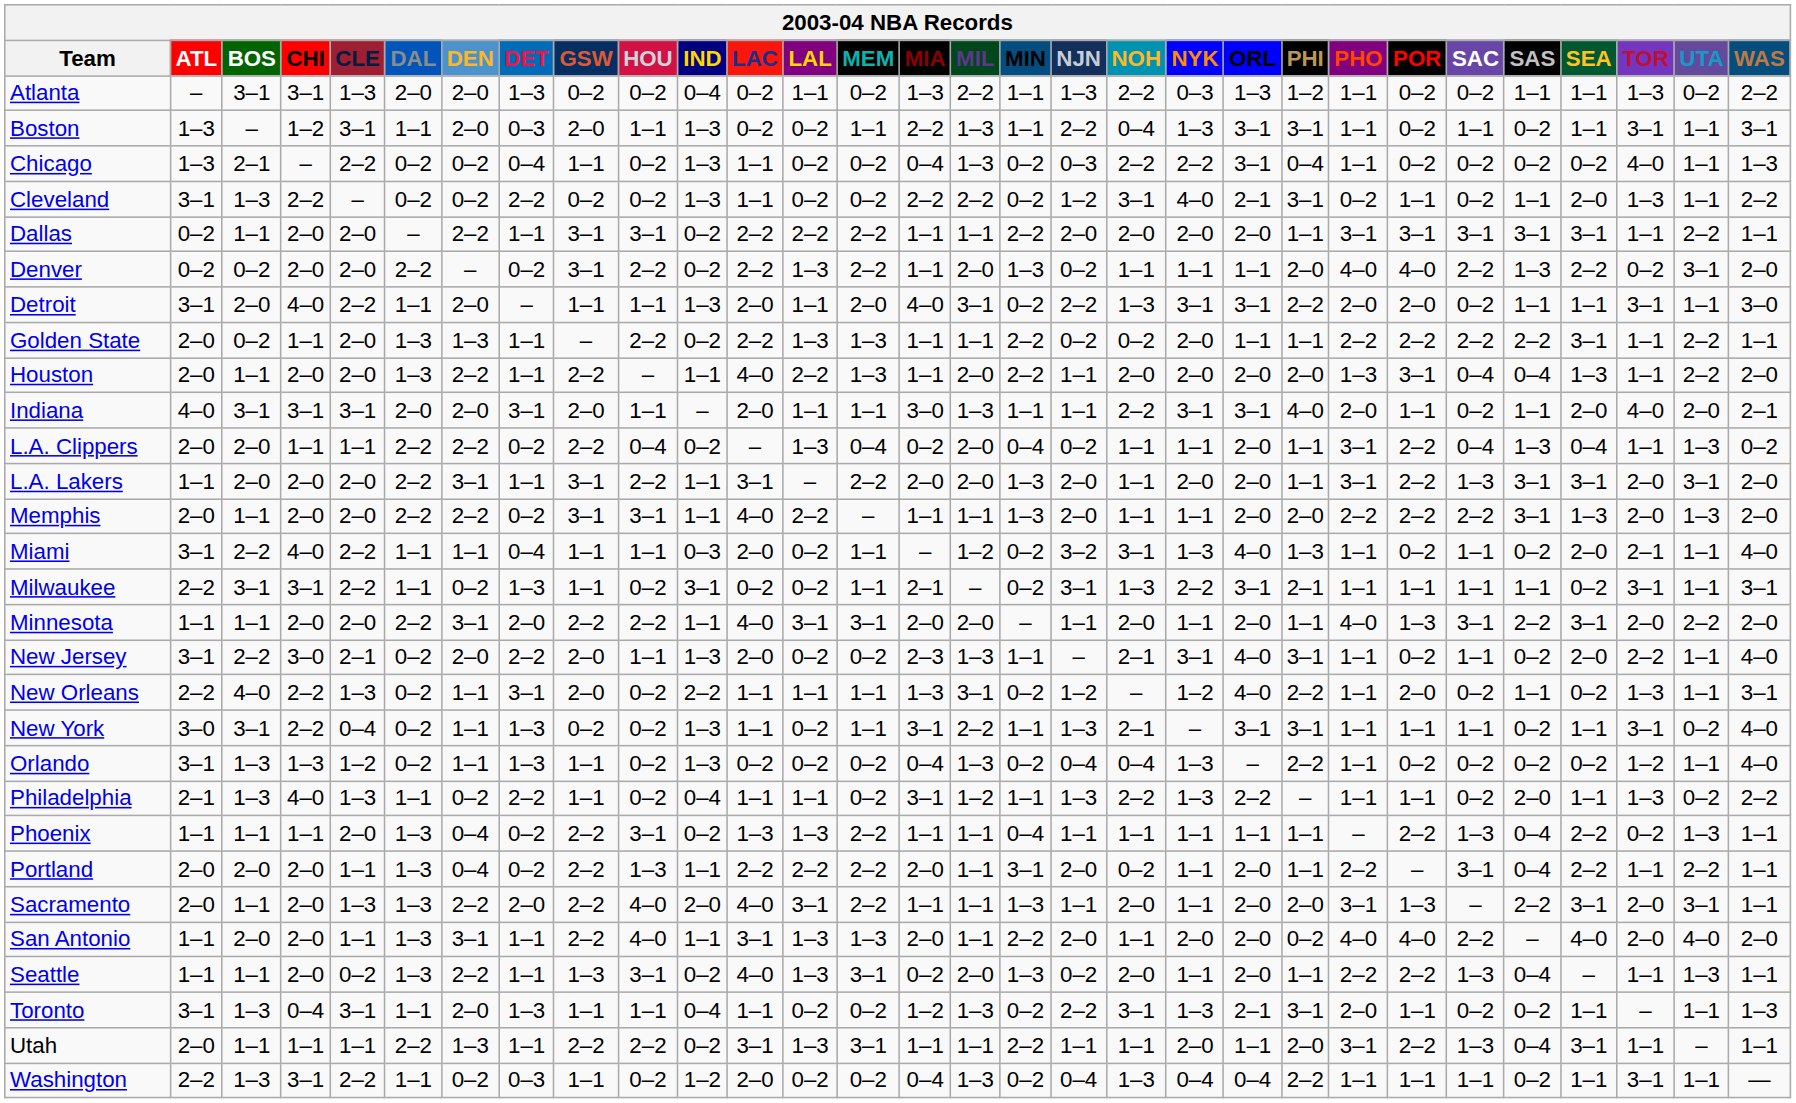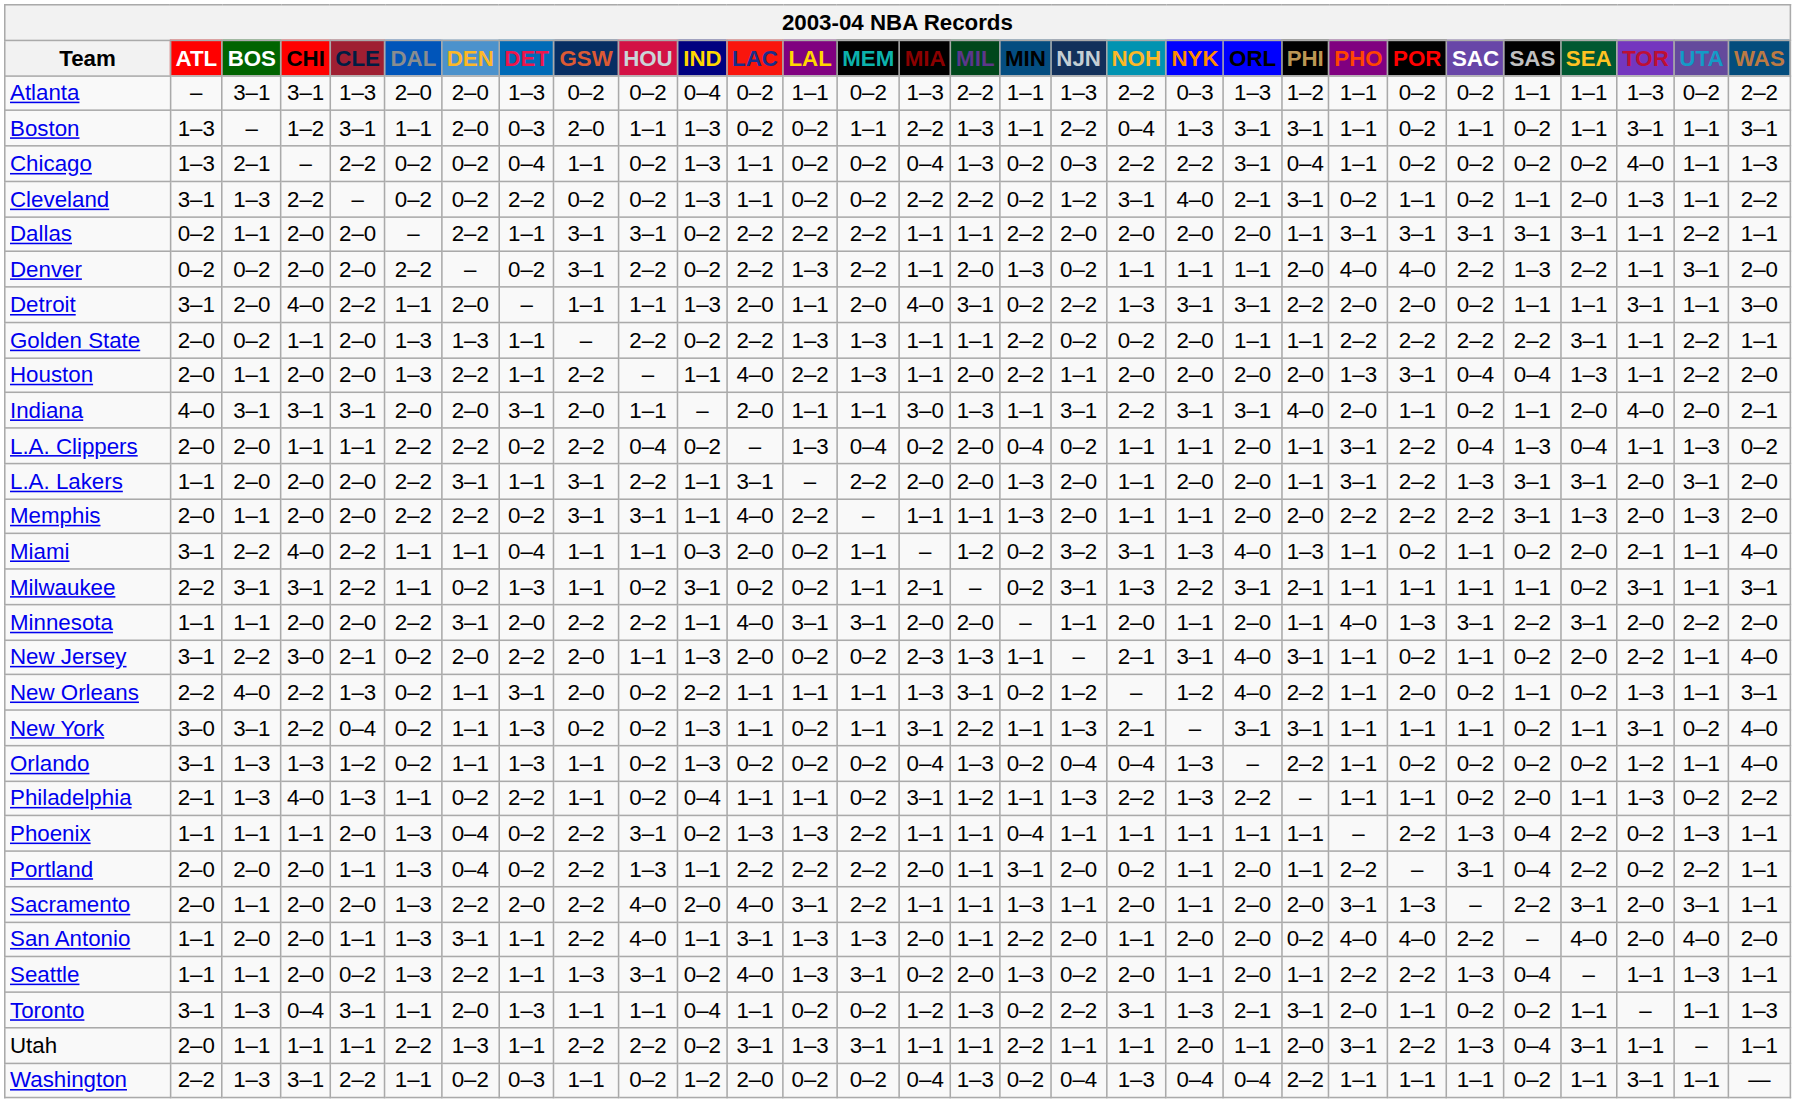(1645, 270) 0–2 -> (1645, 270) 1–1
(1079, 411) 1–1 -> (1079, 411) 3–1
(1645, 869) 1–1 -> (1645, 869) 0–2
(358, 904) 1–3 -> (358, 904) 2–0
